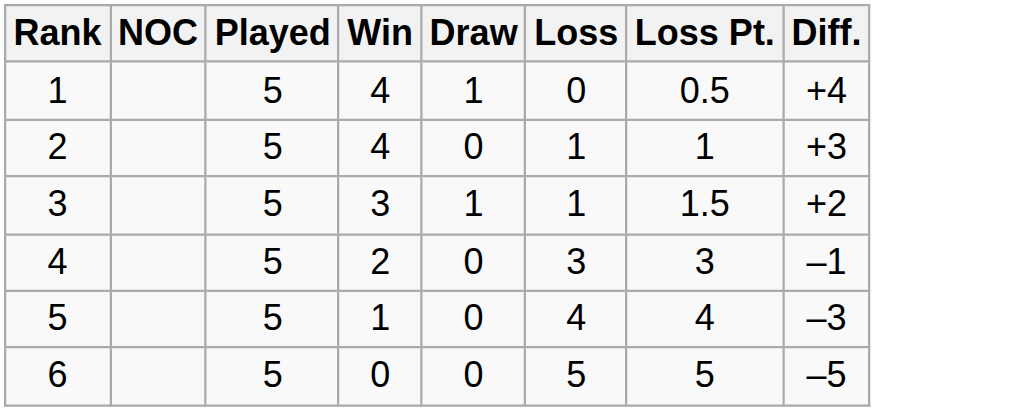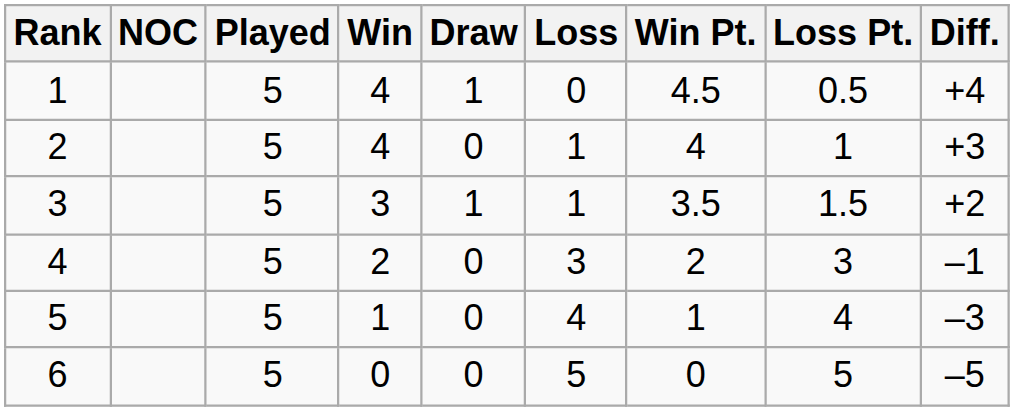+ column: (696, 33)
